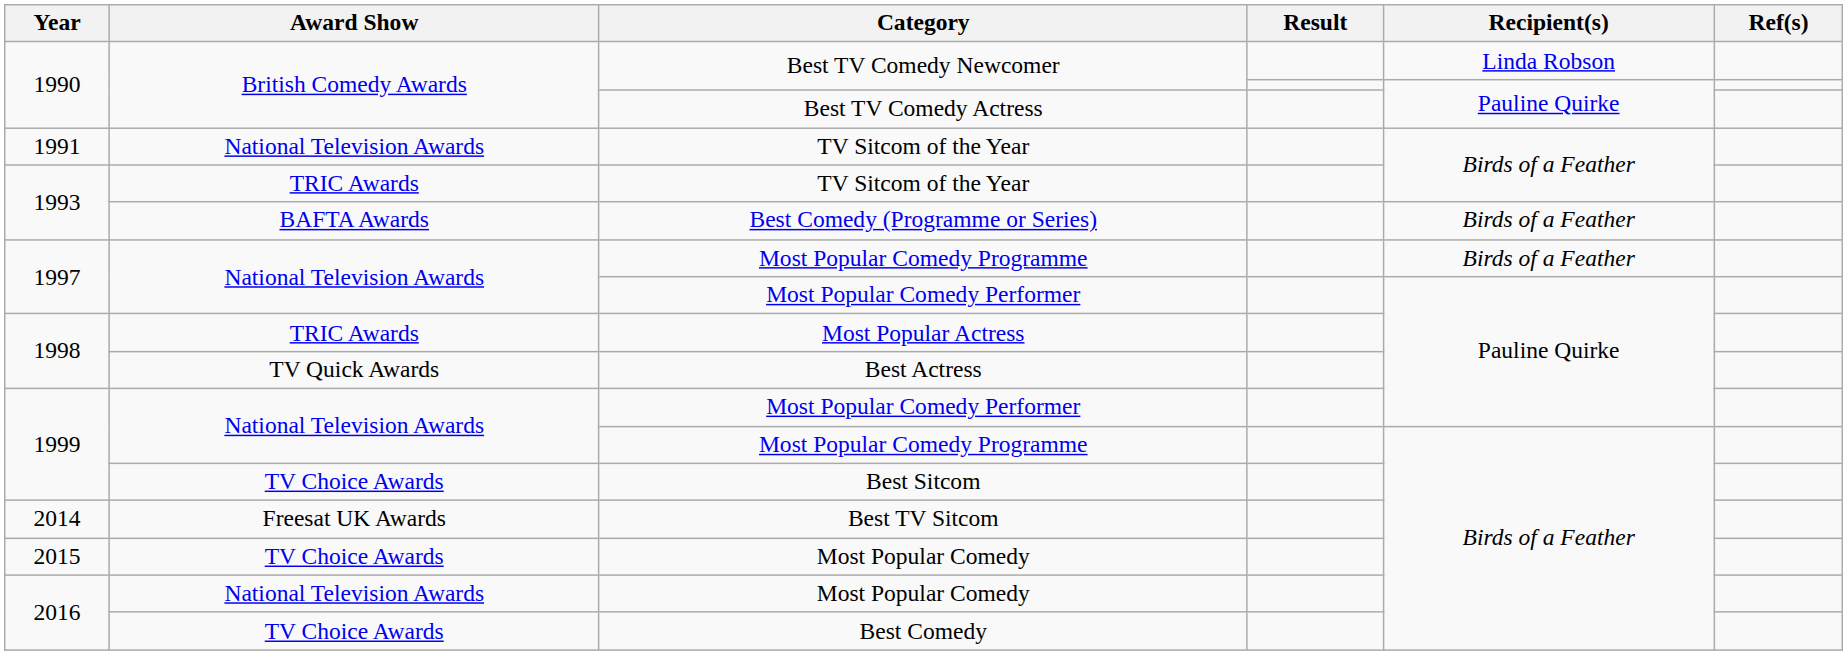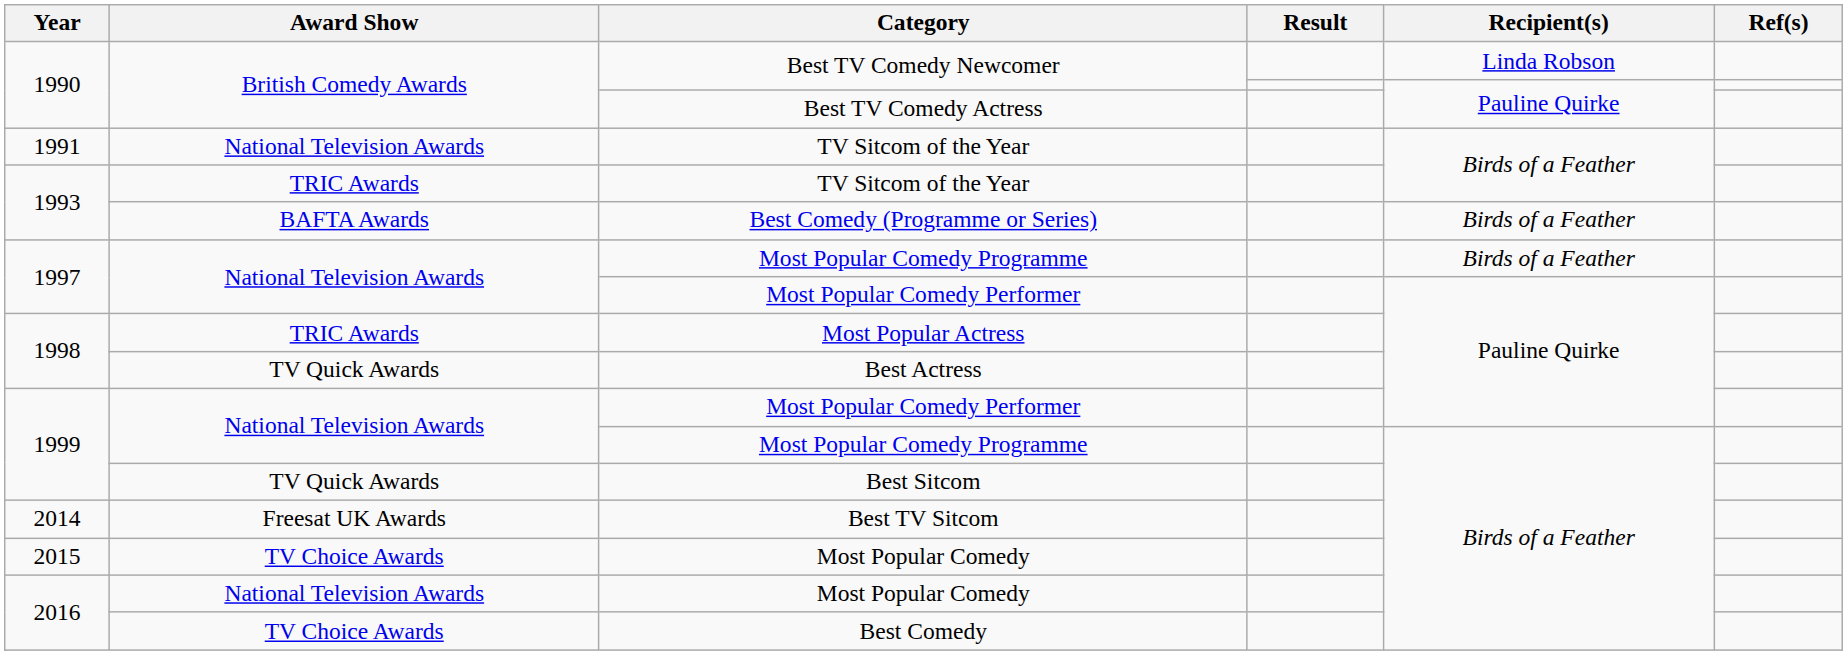(354, 481) TV Choice Awards -> (354, 481) TV Quick Awards
